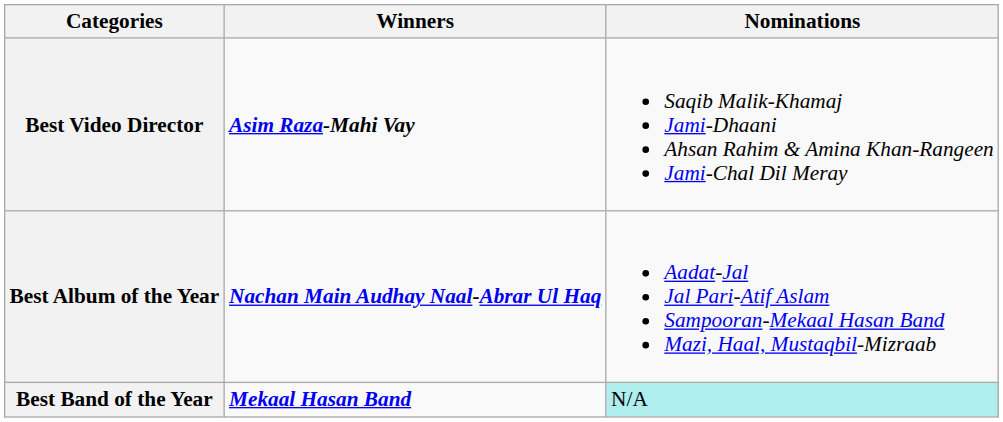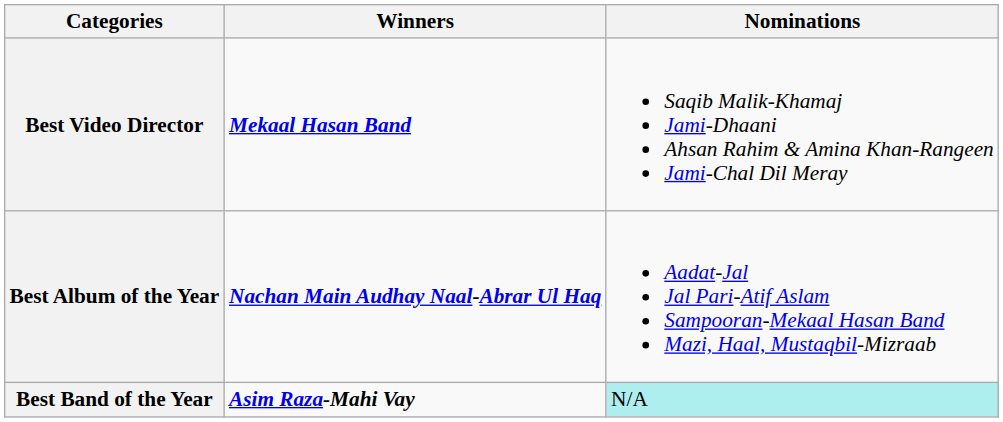(322, 124) Asim Raza-Mahi Vay -> (320, 124) Mekaal Hasan Band
(320, 399) Mekaal Hasan Band -> (322, 399) Asim Raza-Mahi Vay
